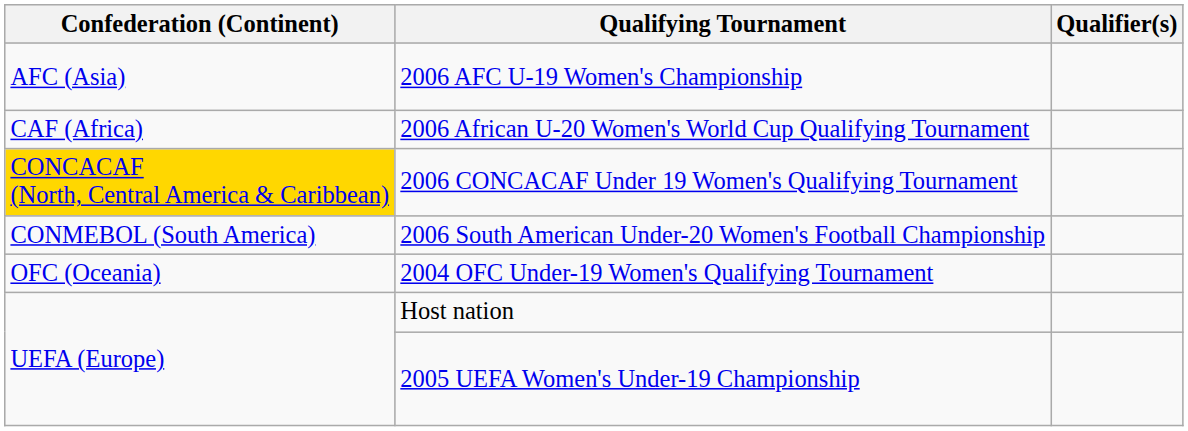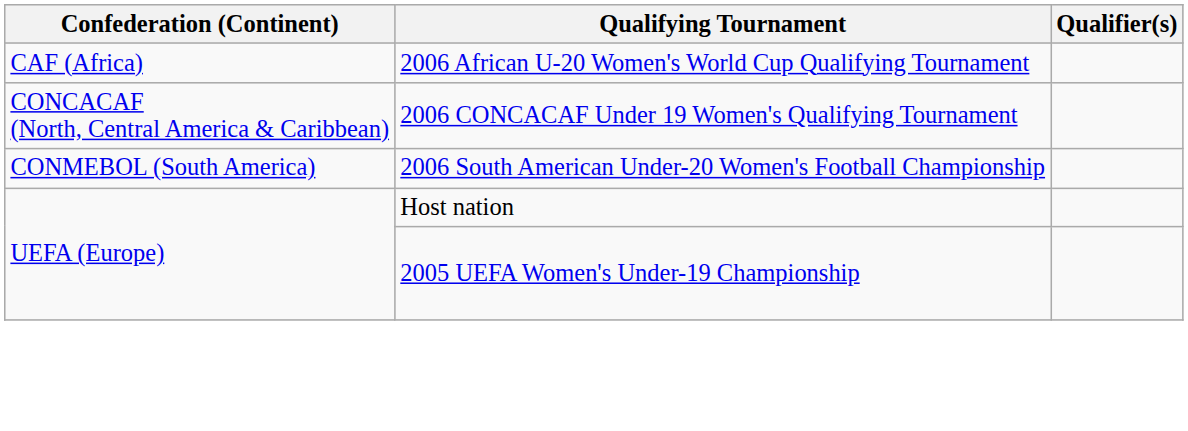- row: (601, 76)
(200, 181) gold background -> (200, 115) no background
- row: (667, 273)
